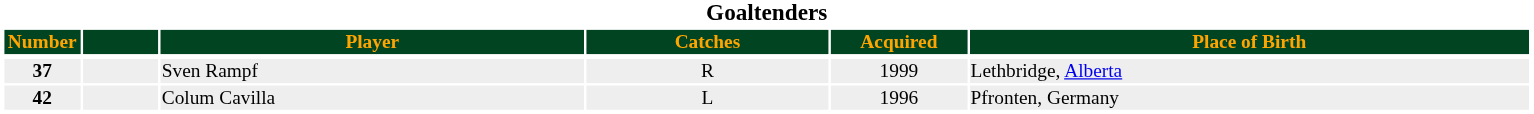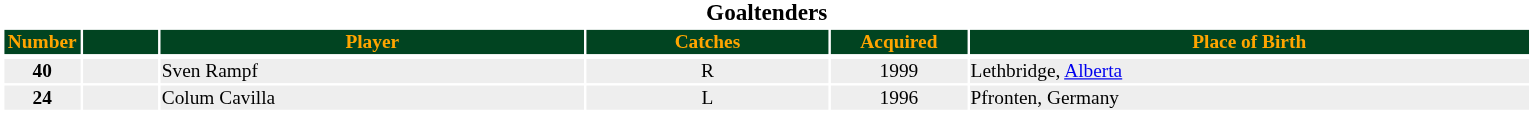(42, 70) 37 -> (42, 70) 40
(42, 97) 42 -> (42, 97) 24
